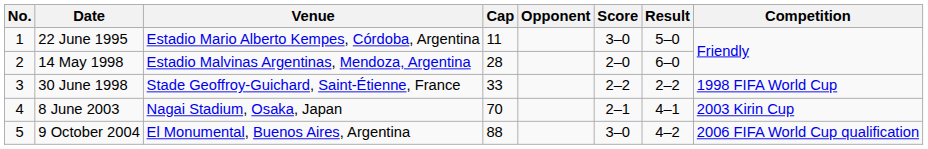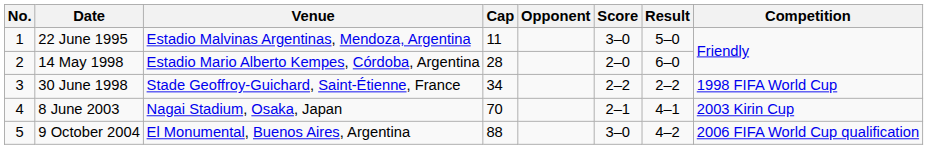(313, 39) Estadio Mario Alberto Kempes, Córdoba, Argentina -> (309, 39) Estadio Malvinas Argentinas, Mendoza, Argentina
(309, 62) Estadio Malvinas Argentinas, Mendoza, Argentina -> (313, 62) Estadio Mario Alberto Kempes, Córdoba, Argentina
(495, 86) 33 -> (495, 86) 34
